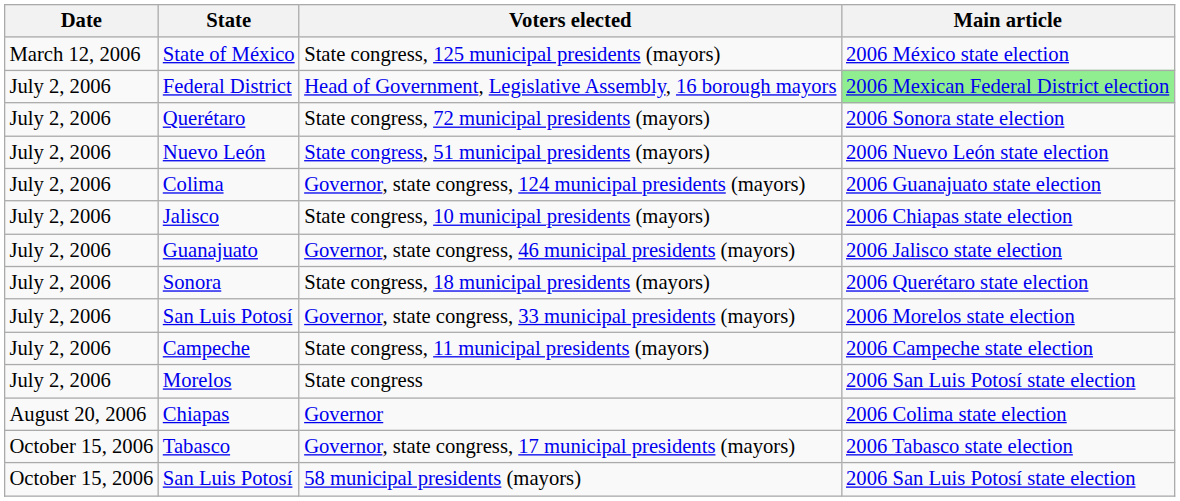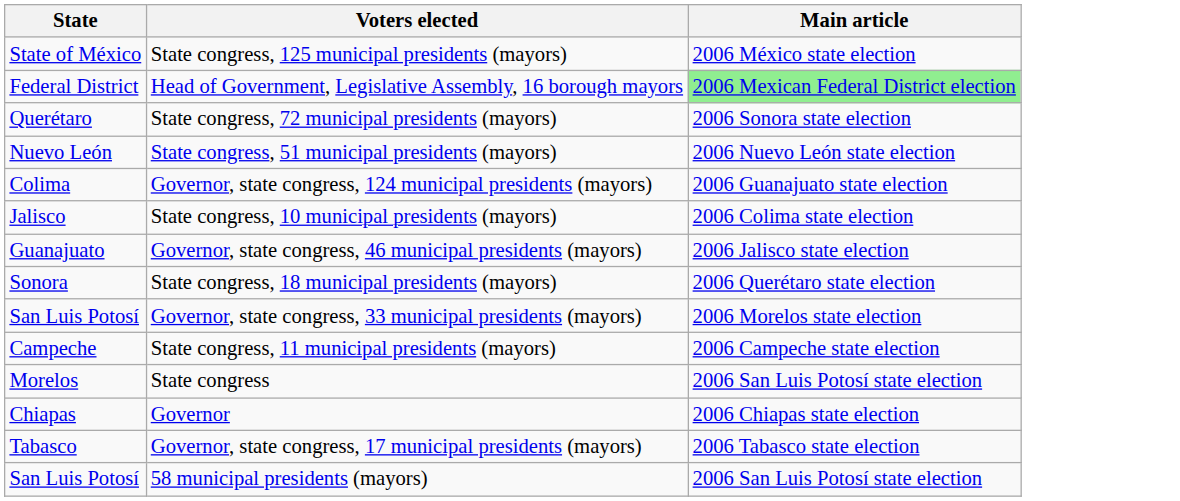- column: (81, 20)
(959, 217) 2006 Chiapas state election -> (803, 217) 2006 Colima state election
(956, 413) 2006 Colima state election -> (806, 413) 2006 Chiapas state election
